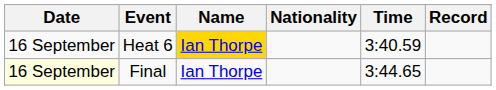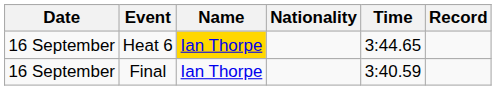(393, 44) 3:40.59 -> (393, 44) 3:44.65
(62, 71) lightyellow background -> (62, 71) no background
(393, 71) 3:44.65 -> (393, 71) 3:40.59
